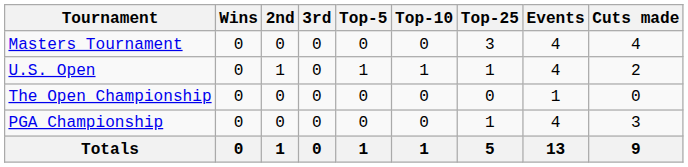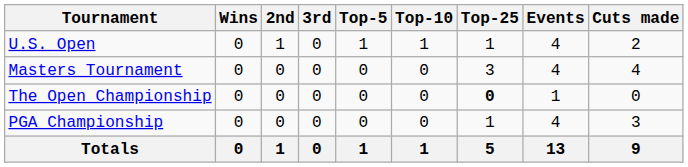rows swapped: (96, 44) <-> (52, 70)
(490, 97) normal -> (490, 97) bold
